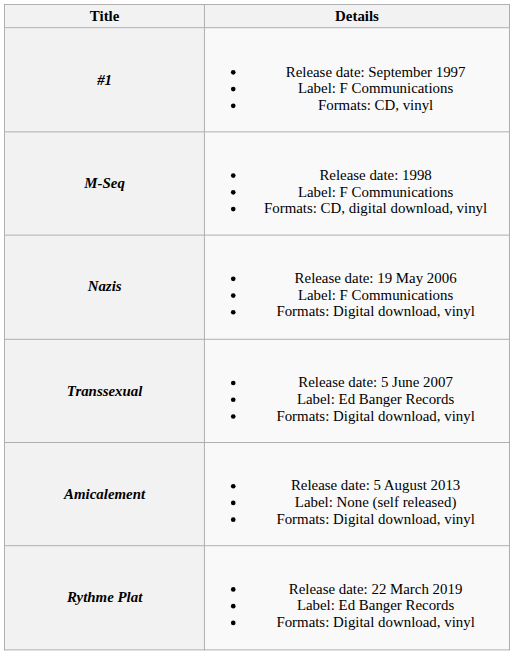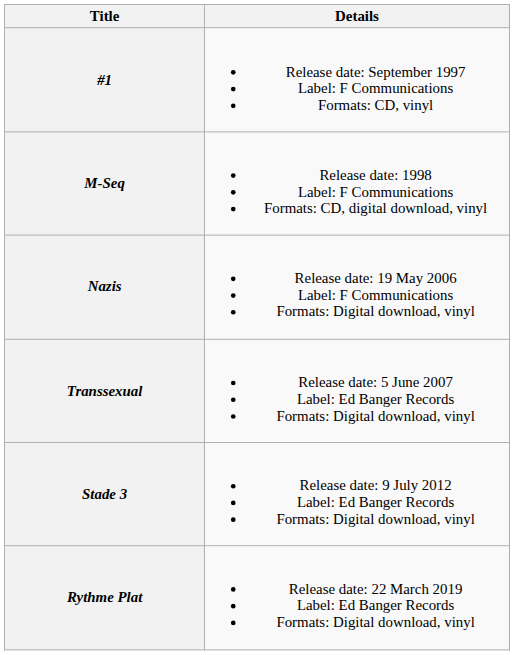+ row: (105, 494)
- row: (105, 494)
